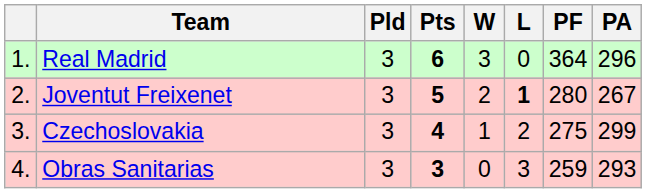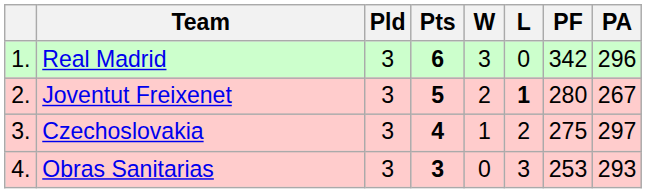(568, 59) 364 -> (568, 59) 342
(617, 132) 299 -> (617, 132) 297
(568, 168) 259 -> (568, 168) 253
